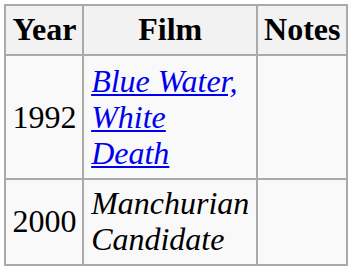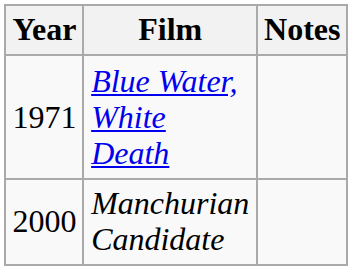(44, 116) 1992 -> (44, 116) 1971
